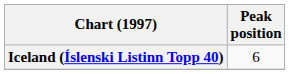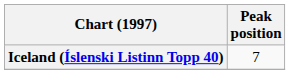(256, 57) 6 -> (256, 57) 7
